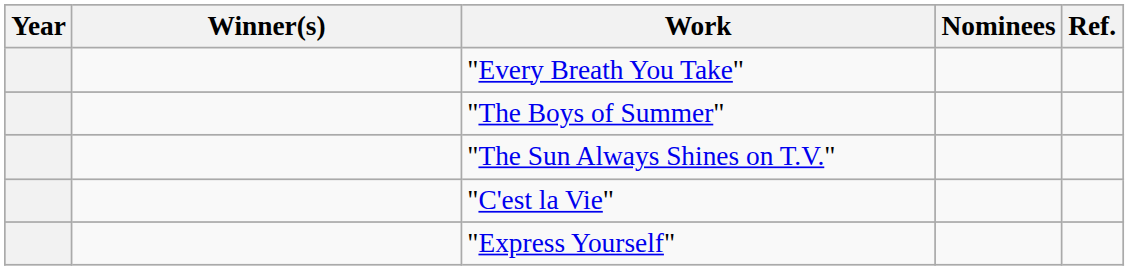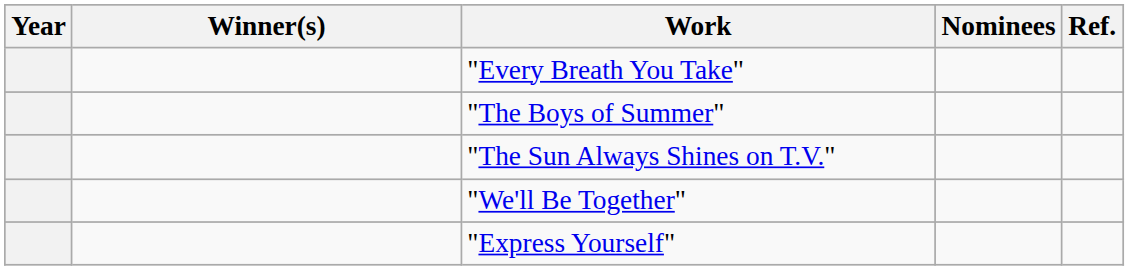- row: (541, 199)
+ row: (577, 199)
